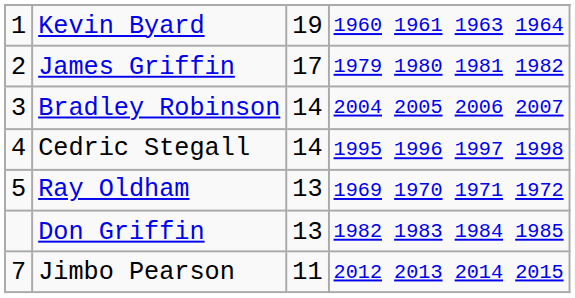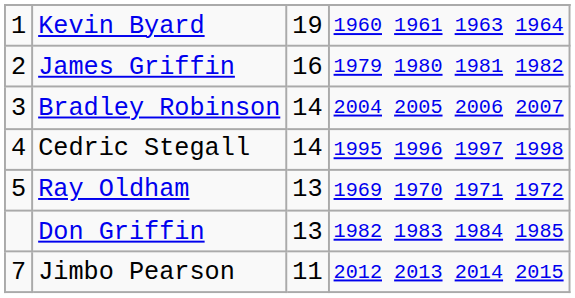(307, 67) 17 -> (307, 67) 16
